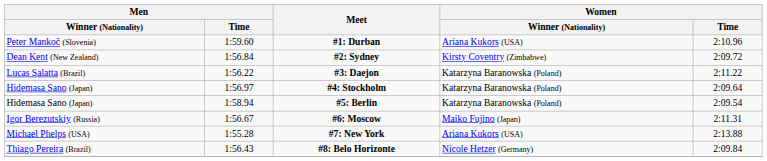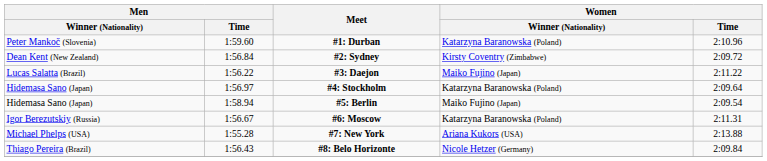(482, 42) Ariana Kukors (USA) -> (502, 42) Katarzyna Baranowska (Poland)
(502, 73) Katarzyna Baranowska (Poland) -> (481, 73) Maiko Fujino (Japan)
(502, 103) Katarzyna Baranowska (Poland) -> (481, 103) Maiko Fujino (Japan)
(481, 118) Maiko Fujino (Japan) -> (502, 118) Katarzyna Baranowska (Poland)
